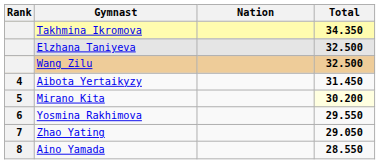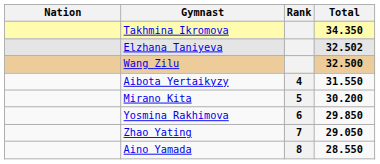columns swapped: (19, 13) <-> (256, 13)
(344, 47) 32.500 -> (344, 47) 32.502
(344, 82) 31.450 -> (344, 82) 31.550
(344, 99) lightyellow background -> (344, 99) no background
(344, 116) 29.550 -> (344, 116) 29.850
